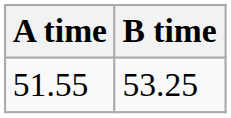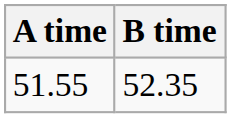(160, 84) 53.25 -> (160, 84) 52.35
